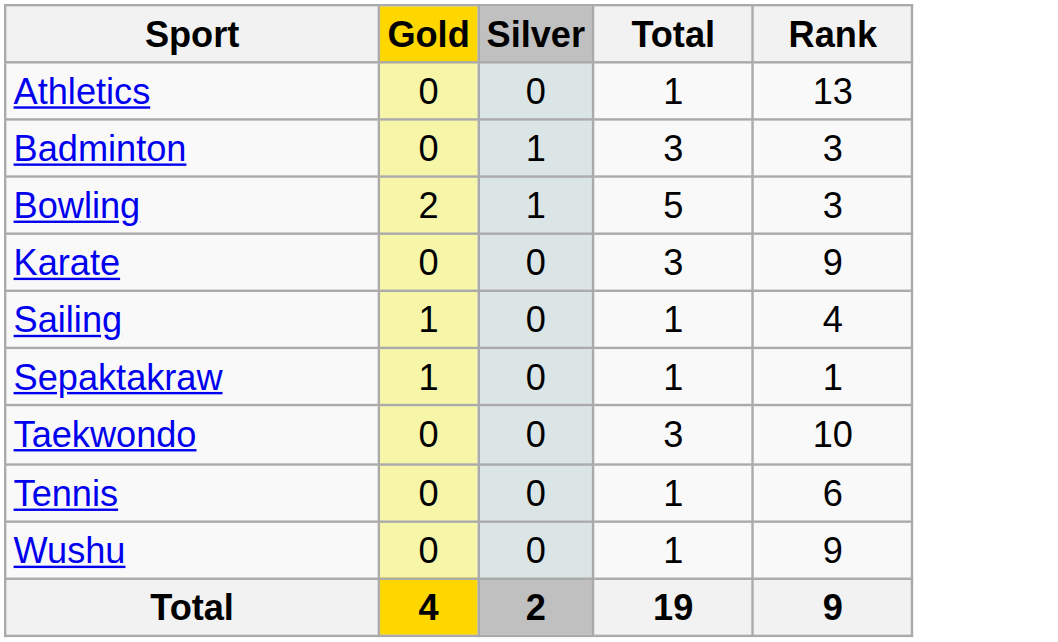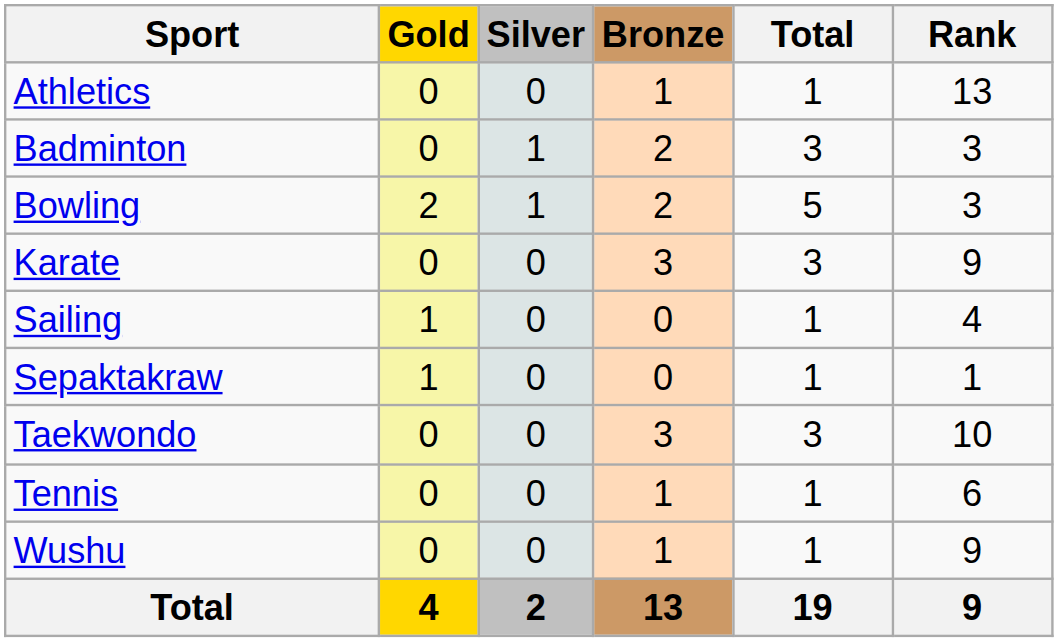+ column: (663, 34)
